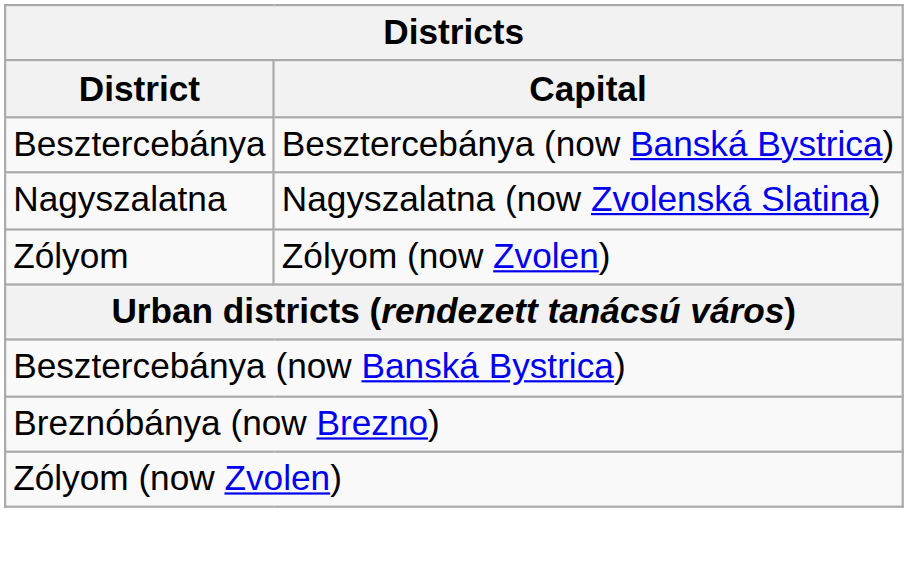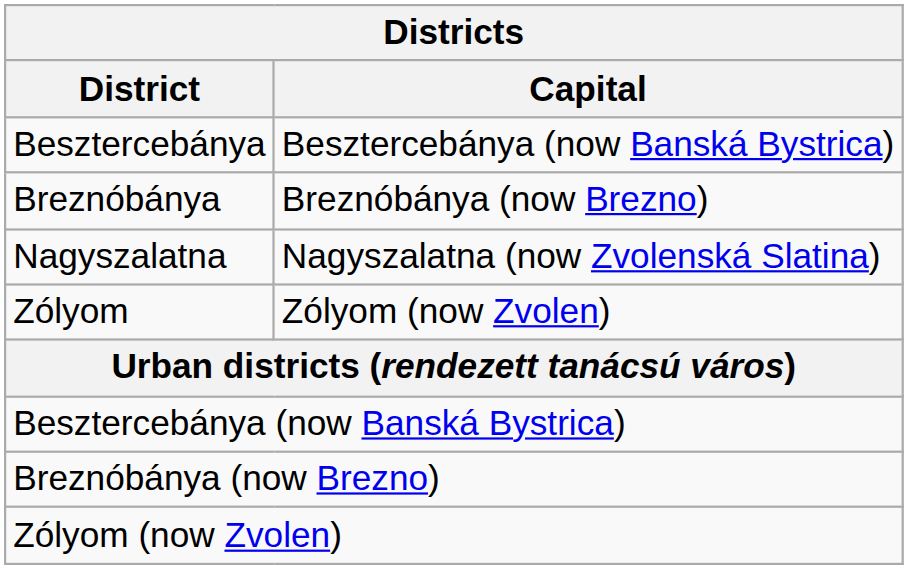+ row: (117, 199)
